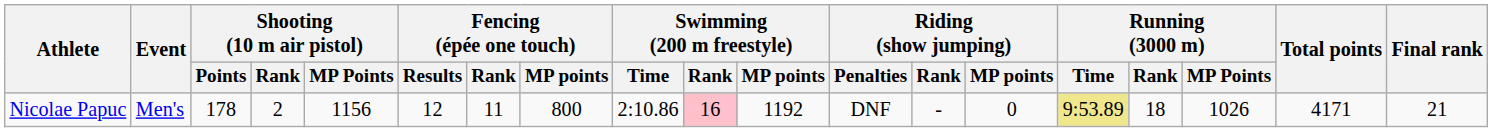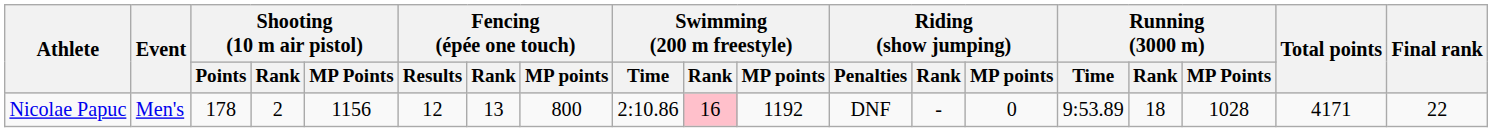(494, 110) 11 -> (494, 110) 13
(1093, 110) khaki background -> (1093, 110) no background
(1229, 110) 1026 -> (1229, 110) 1028
(1437, 110) 21 -> (1437, 110) 22
